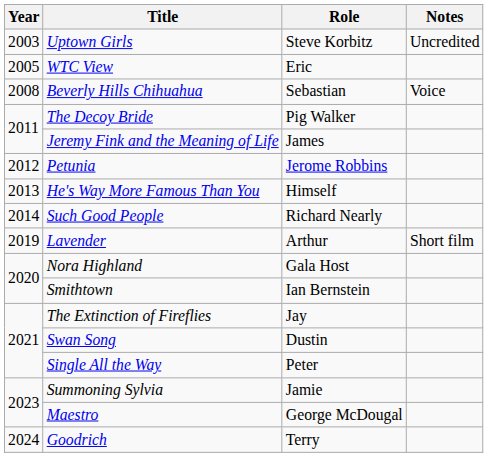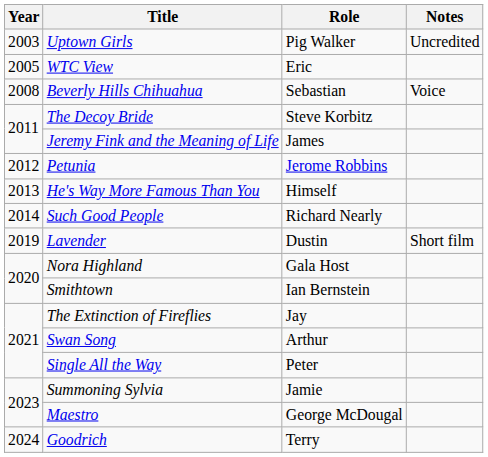(329, 41) Steve Korbitz -> (321, 41) Pig Walker
(321, 116) Pig Walker -> (329, 116) Steve Korbitz
(307, 240) Arthur -> (307, 240) Dustin
(307, 340) Dustin -> (307, 340) Arthur
